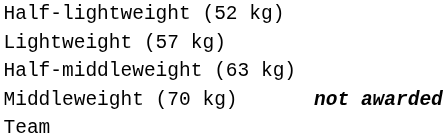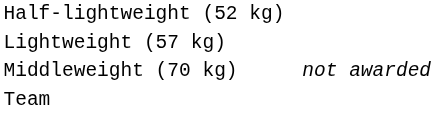- row: (150, 71)
(378, 99) bold -> (367, 71) normal
